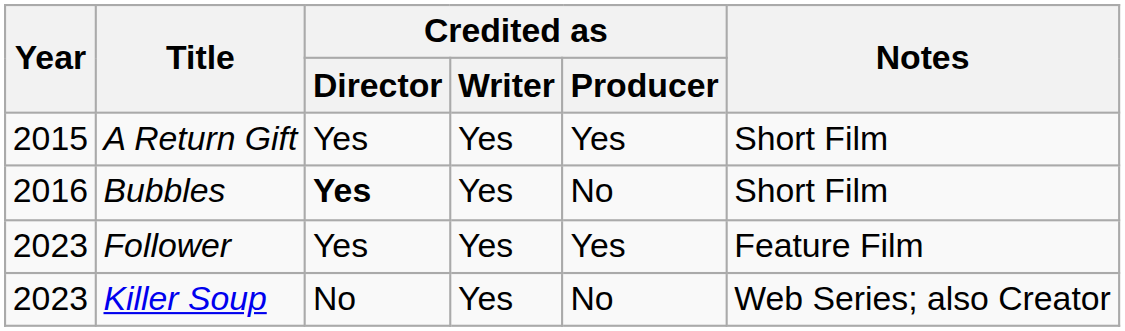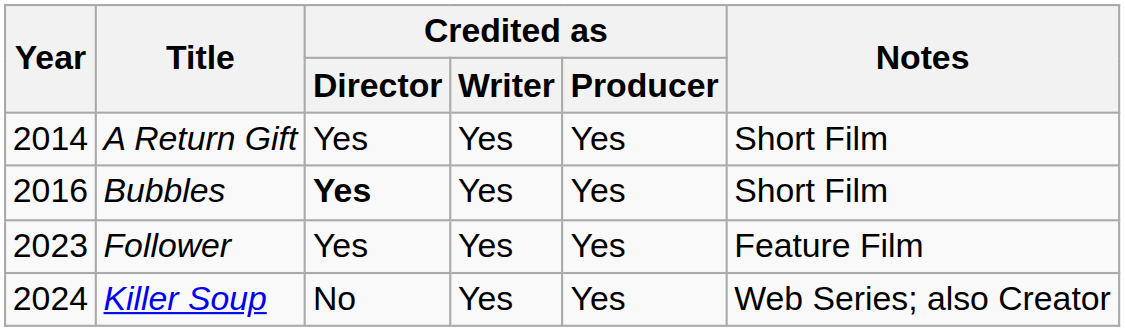(50, 138) 2015 -> (50, 138) 2014
(592, 191) No -> (598, 191) Yes
(50, 298) 2023 -> (50, 298) 2024
(592, 298) No -> (598, 298) Yes
